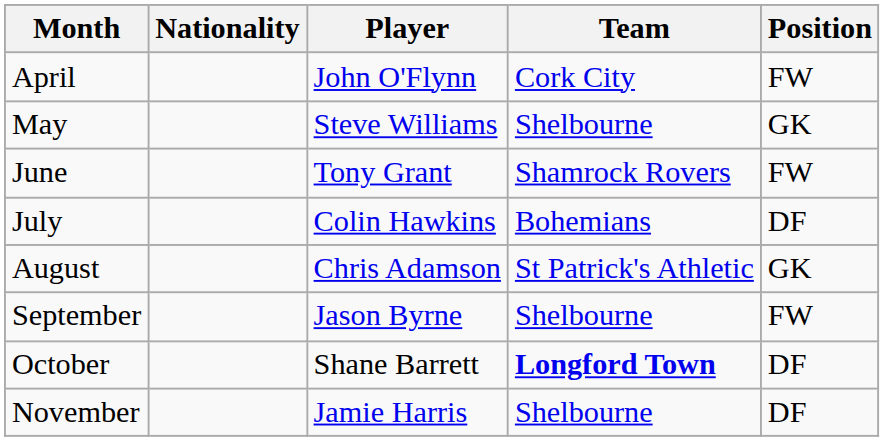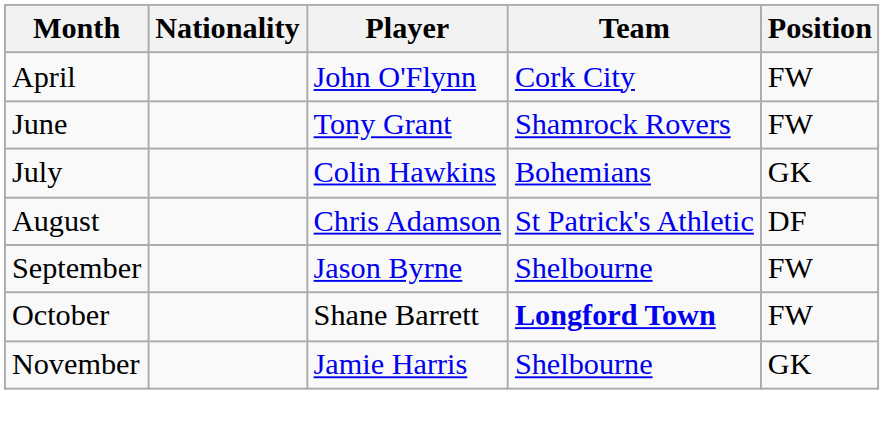- row: (40, 124)
(787, 220) DF -> (790, 172) GK
(790, 268) GK -> (787, 220) DF
(787, 364) DF -> (790, 316) FW
(787, 412) DF -> (790, 364) GK
